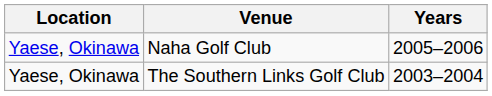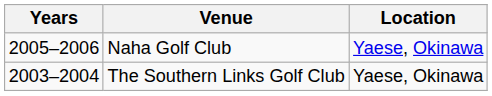columns swapped: (438, 18) <-> (74, 18)
